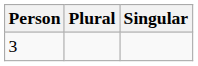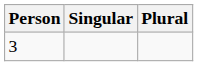columns swapped: (156, 18) <-> (92, 18)
